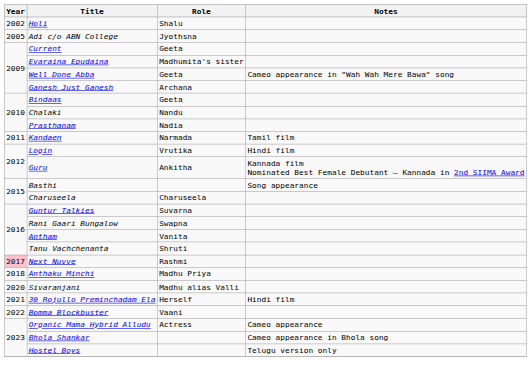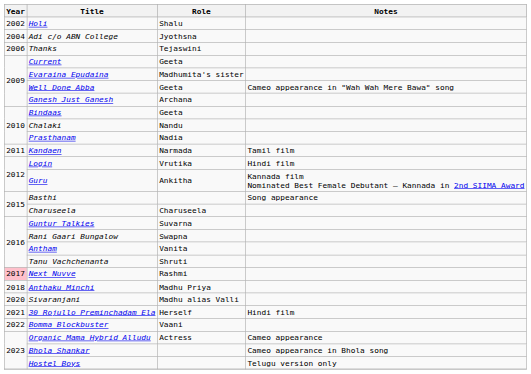(16, 36) 2005 -> (16, 36) 2004
+ row: (43, 49)
